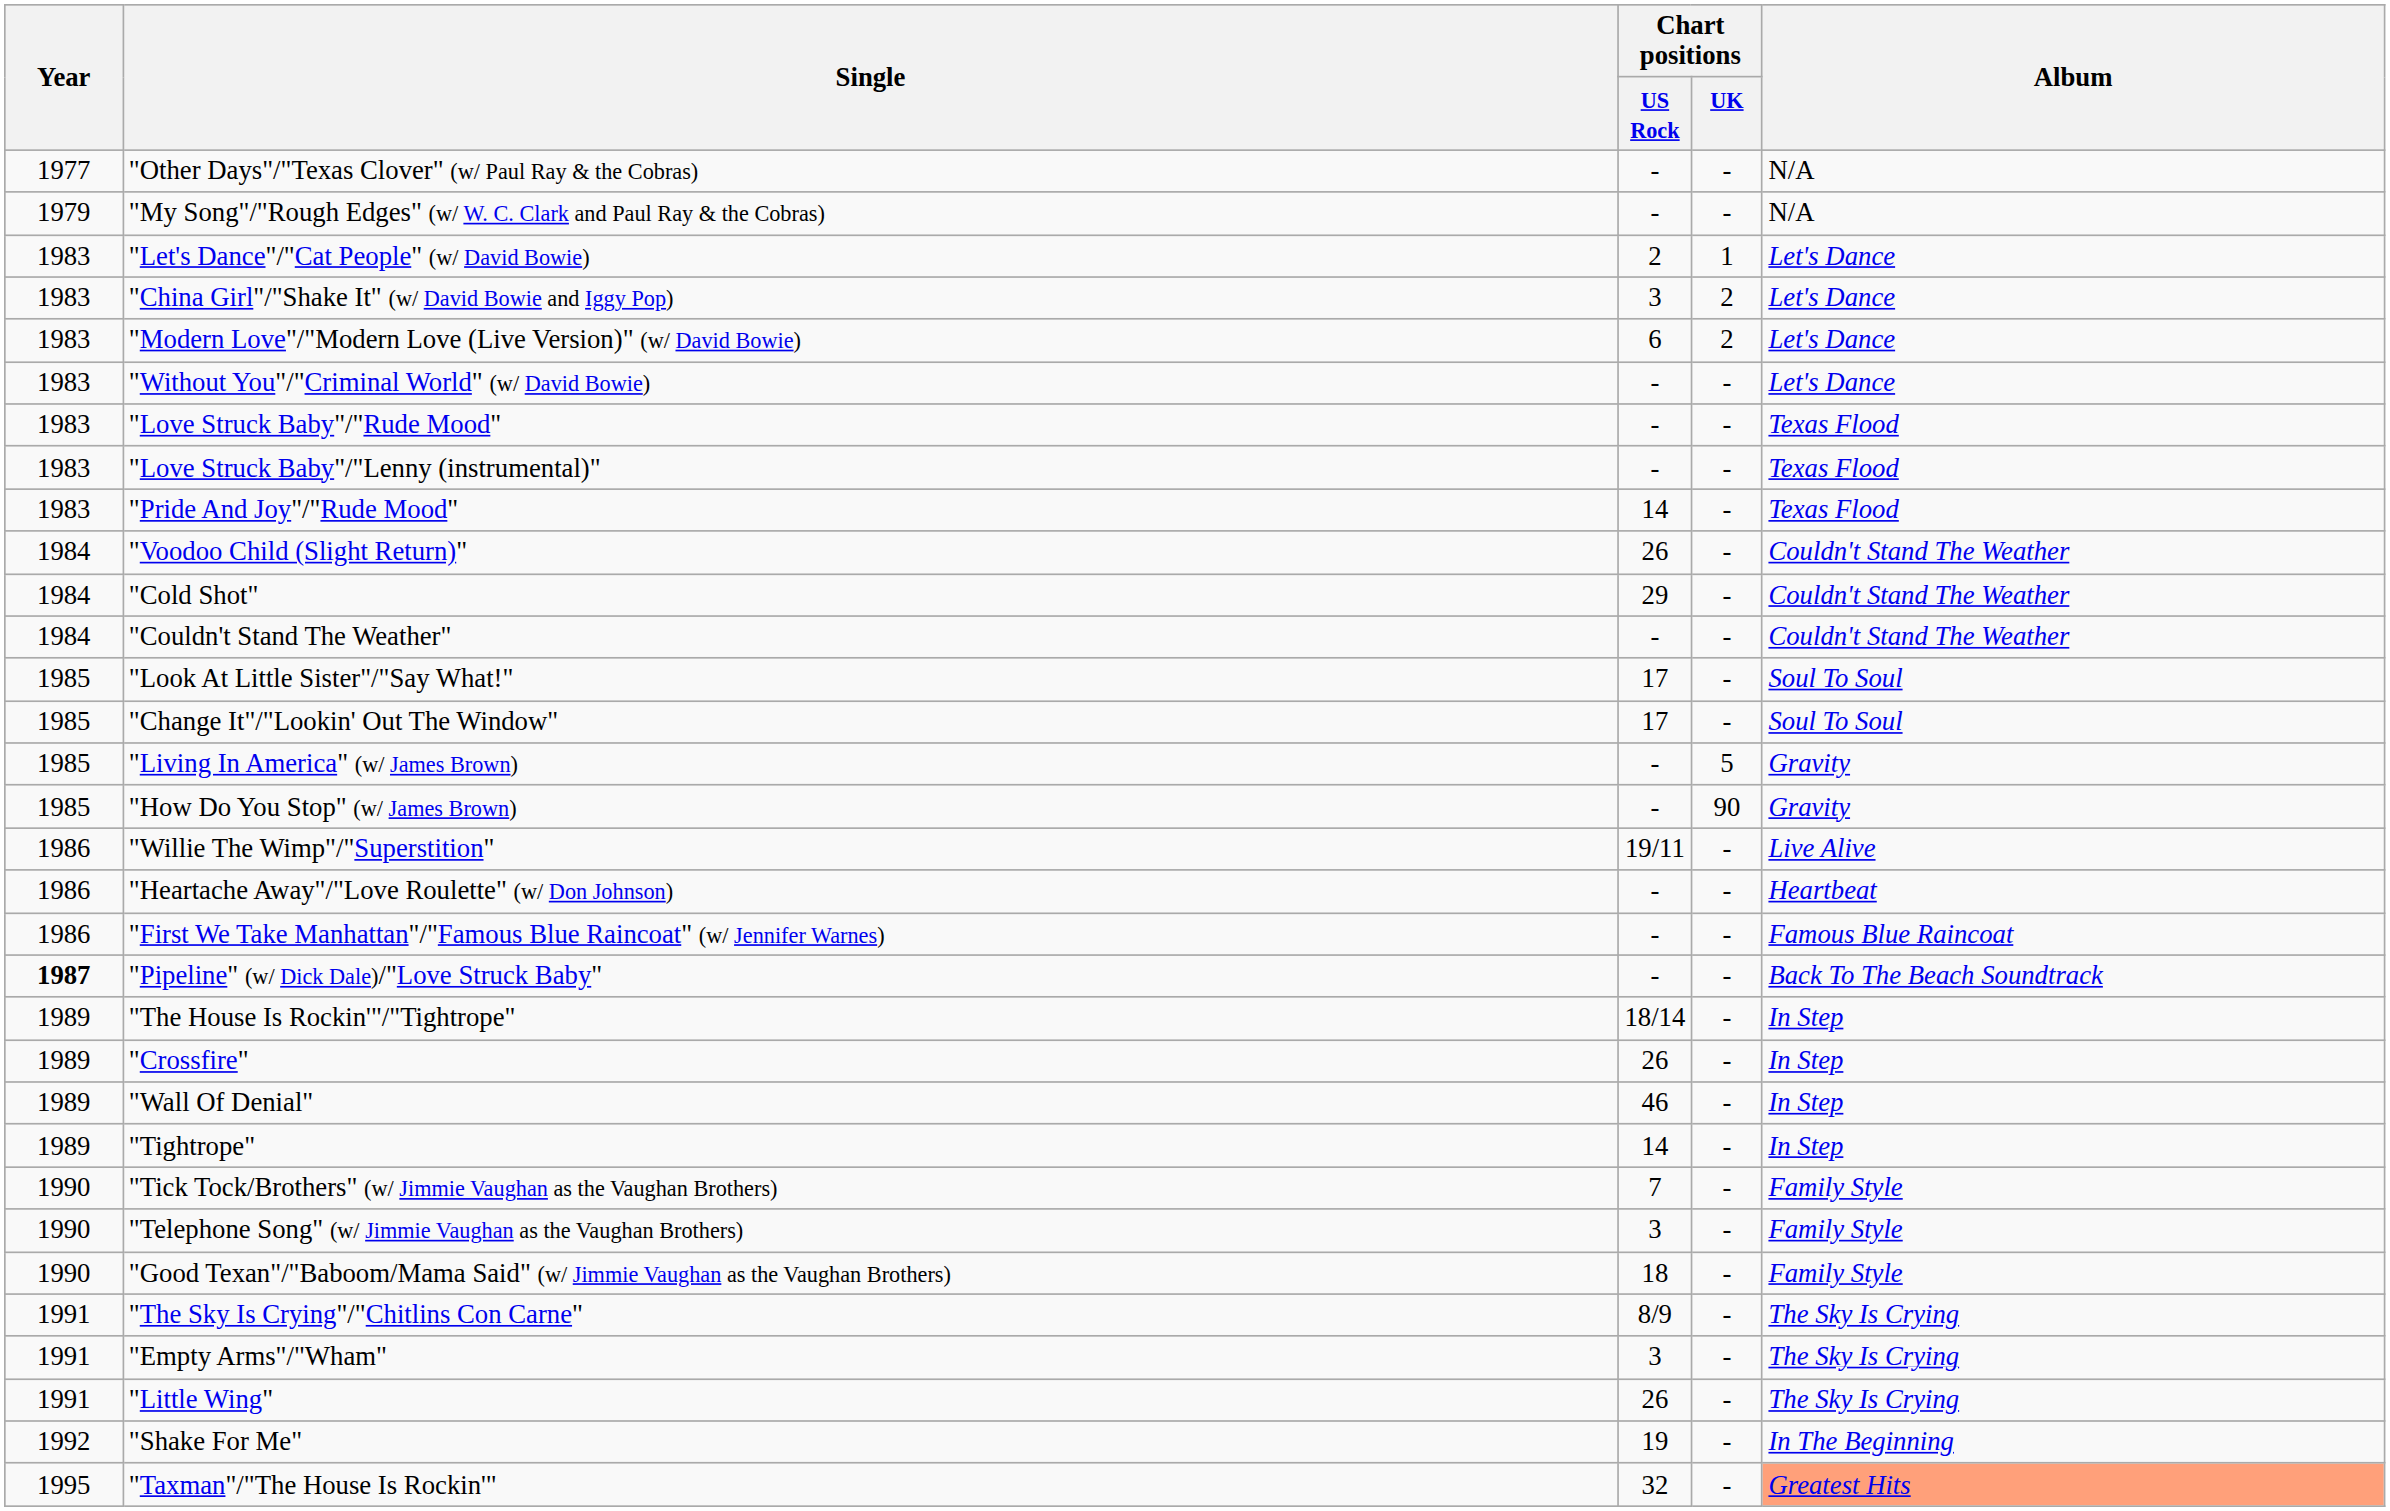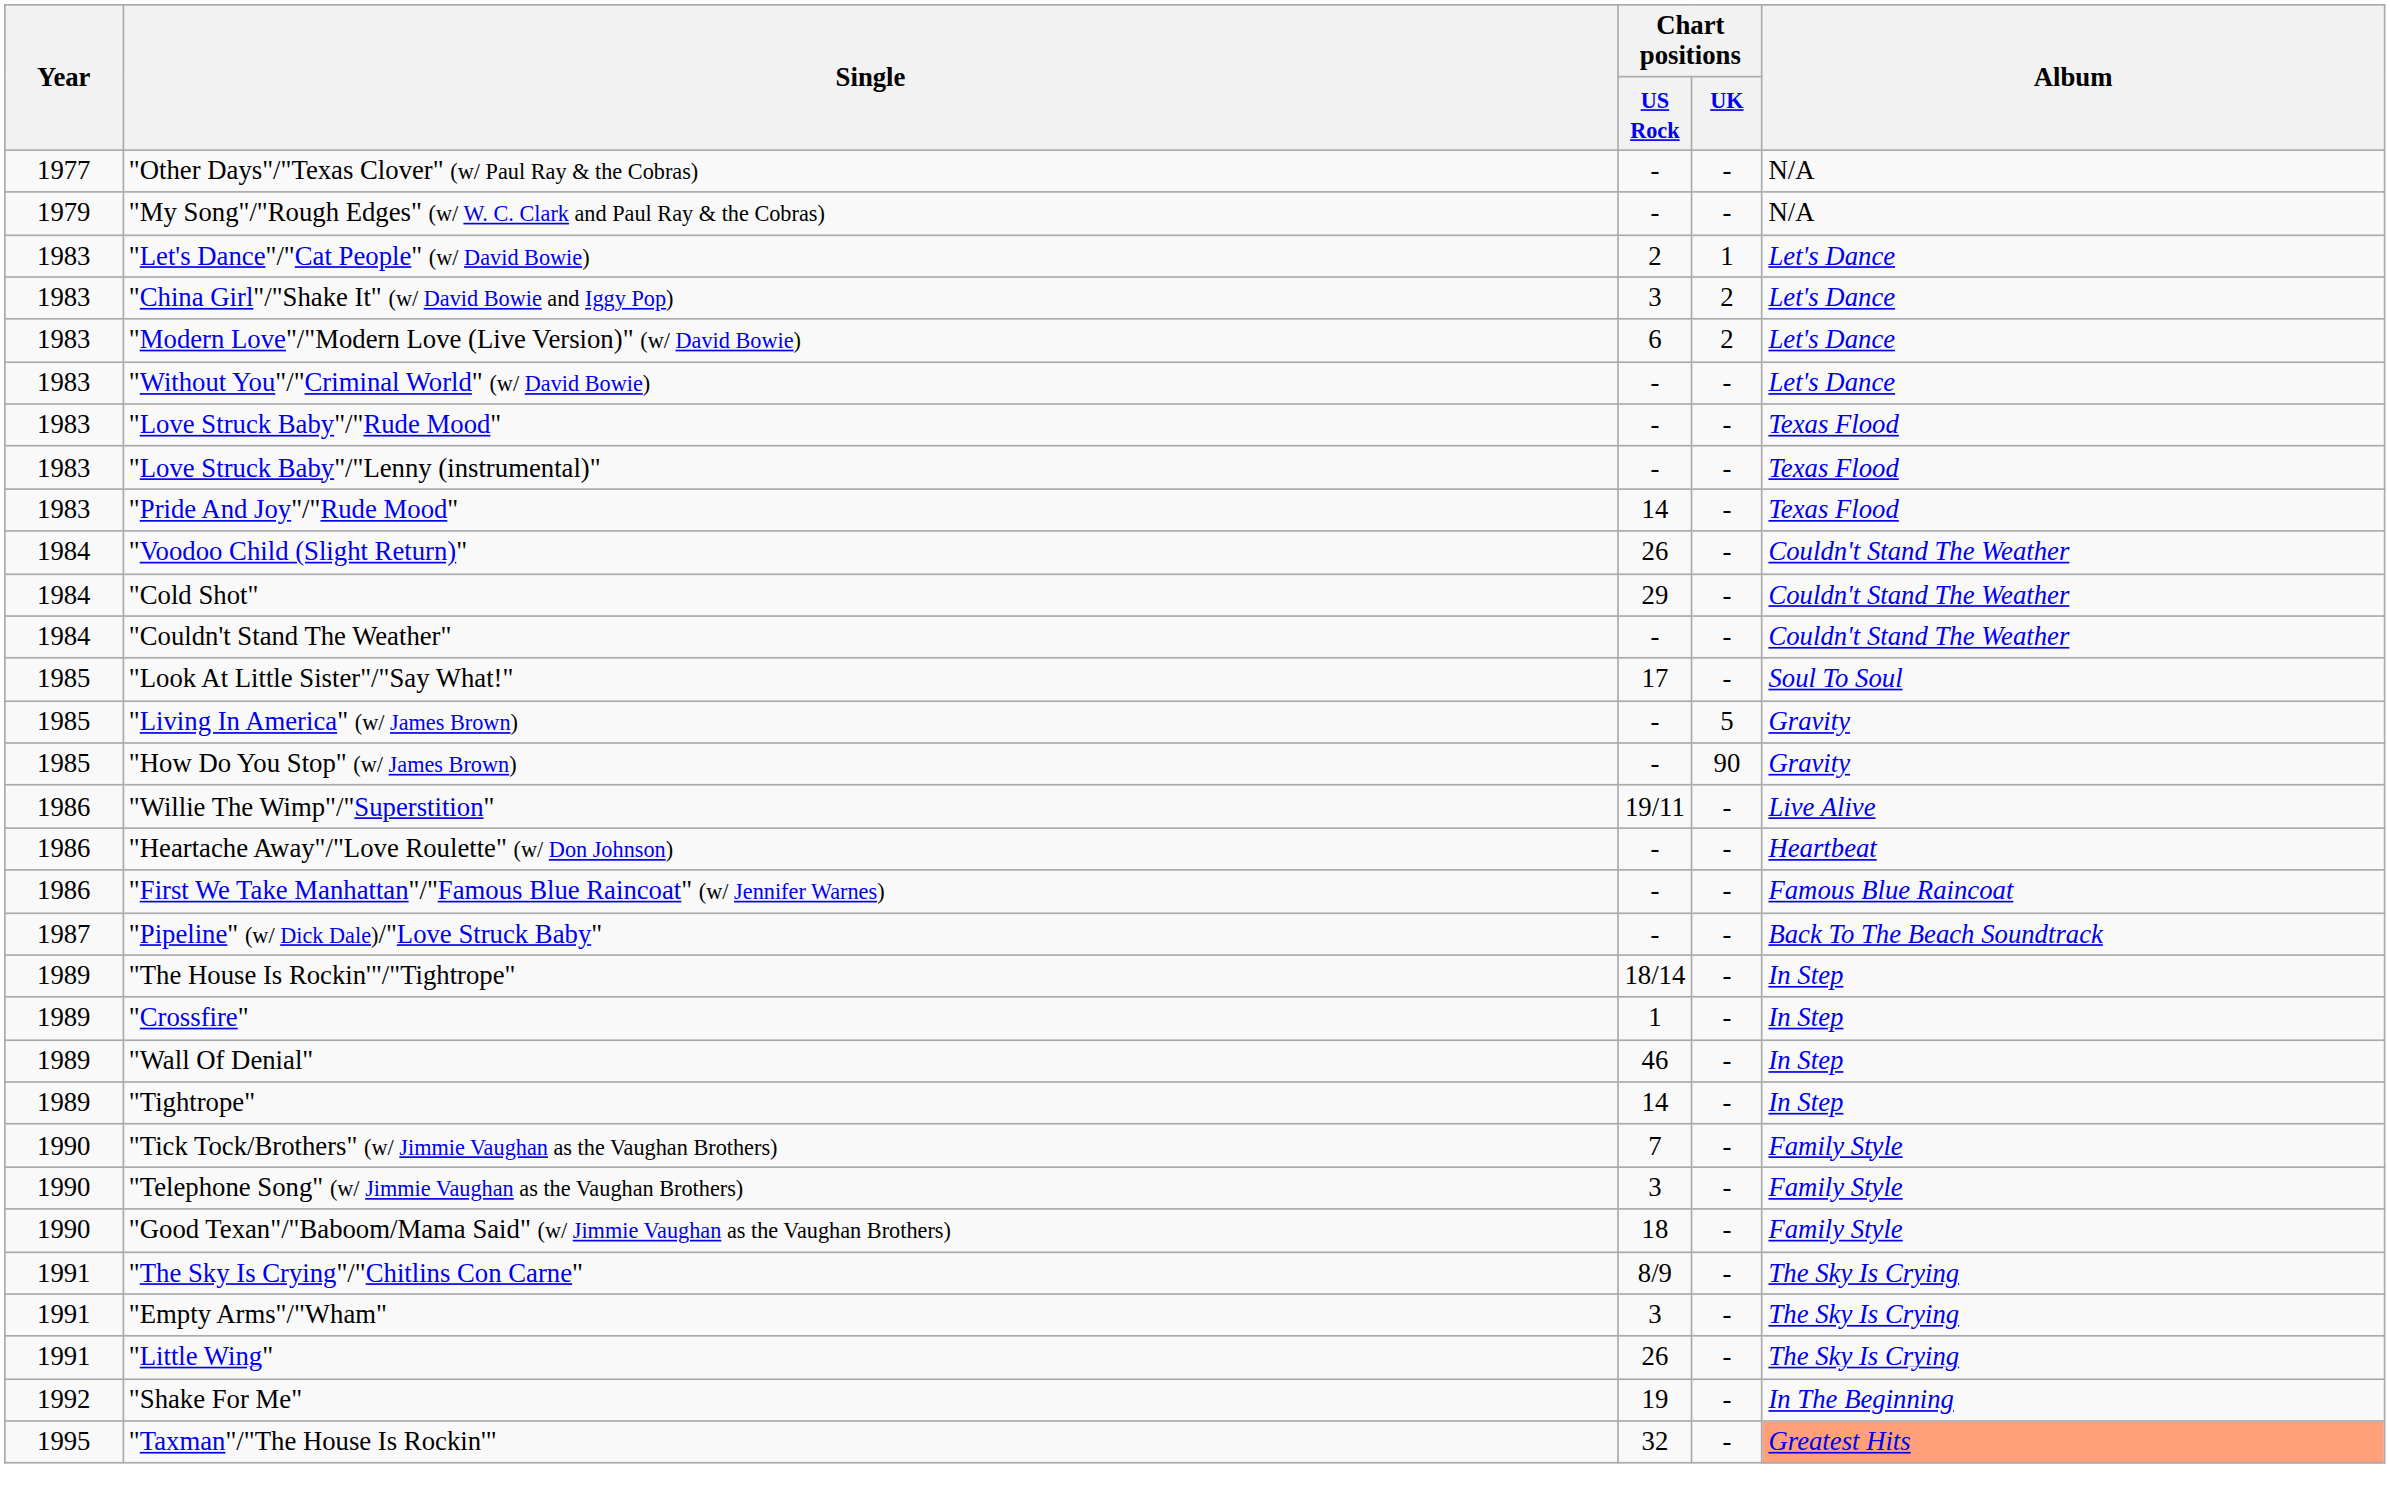- row: (344, 721)
(64, 975) bold -> (64, 933) normal
(1655, 1060) 26 -> (1655, 1018) 1
